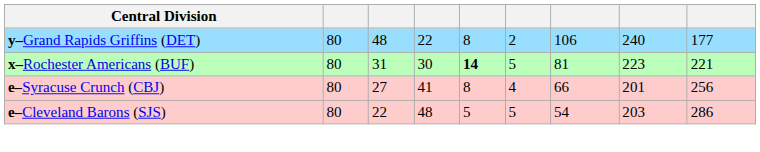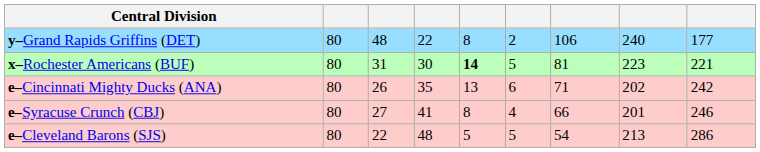+ row: (115, 87)
(702, 87) 256 -> (702, 111) 246
(634, 111) 203 -> (634, 135) 213
